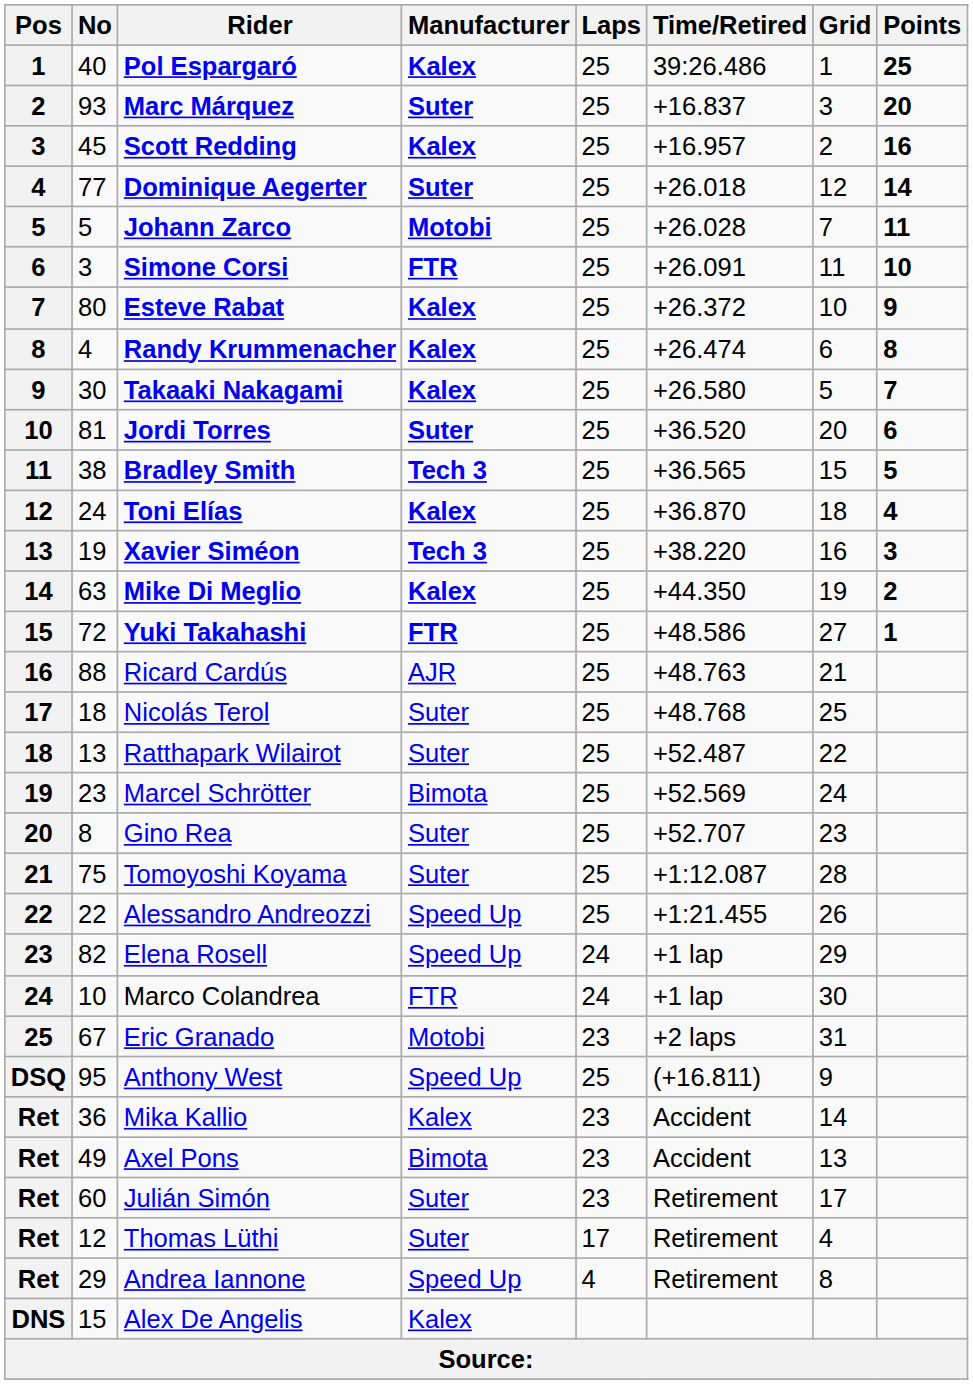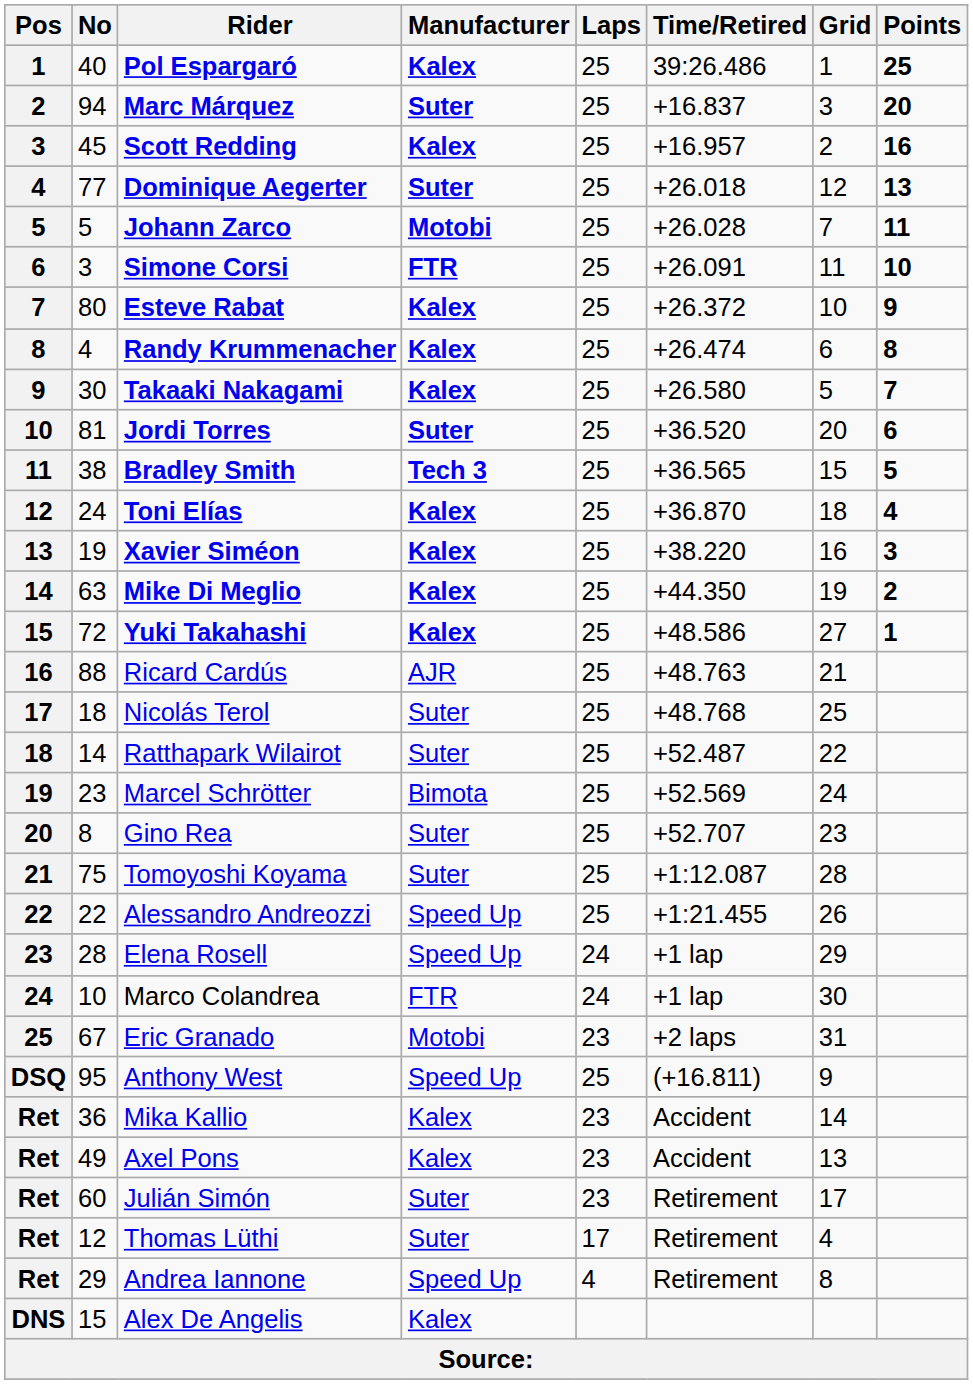(92, 106) 93 -> (92, 106) 94
(897, 187) 14 -> (897, 187) 13
(447, 551) Tech 3 -> (442, 551) Kalex
(433, 632) FTR -> (442, 632) Kalex
(92, 753) 13 -> (92, 753) 14
(92, 955) 82 -> (92, 955) 28
(448, 1157) Bimota -> (440, 1157) Kalex
